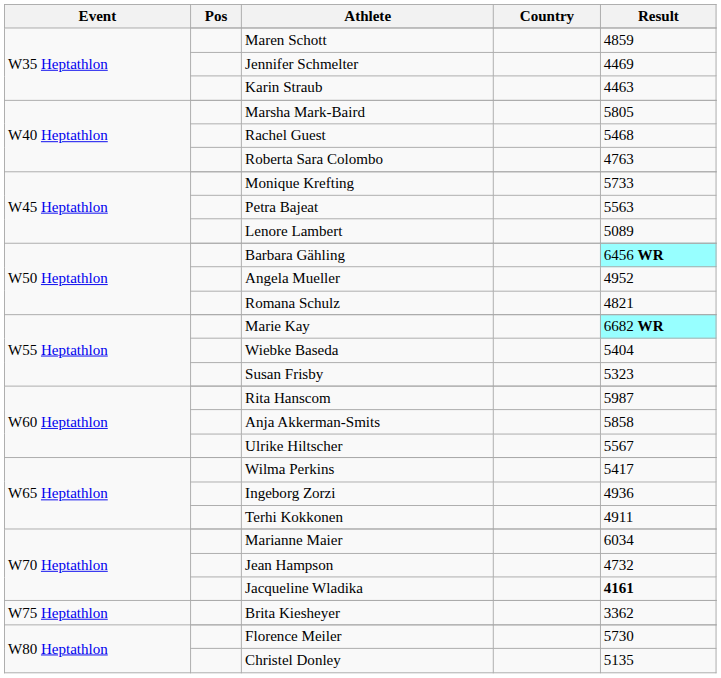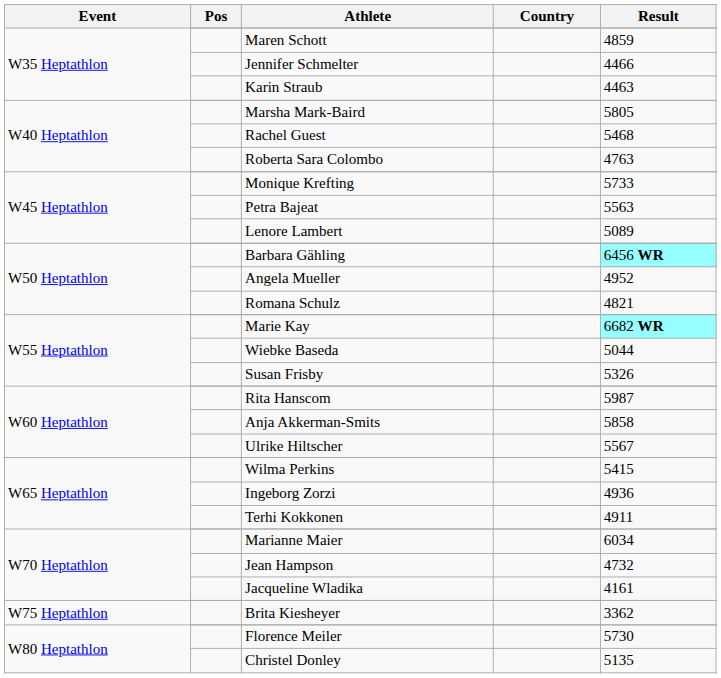(619, 64) 4469 -> (619, 64) 4466
(619, 350) 5404 -> (619, 350) 5044
(619, 374) 5323 -> (619, 374) 5326
(619, 469) 5417 -> (619, 469) 5415
(619, 588) bold -> (619, 588) normal
